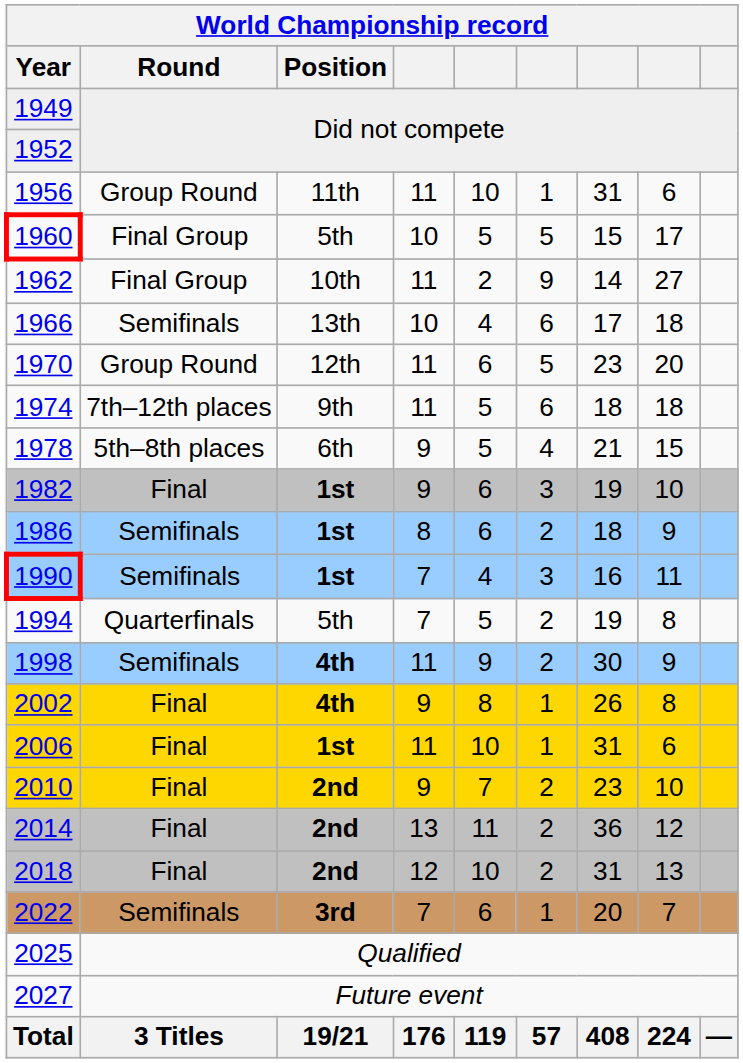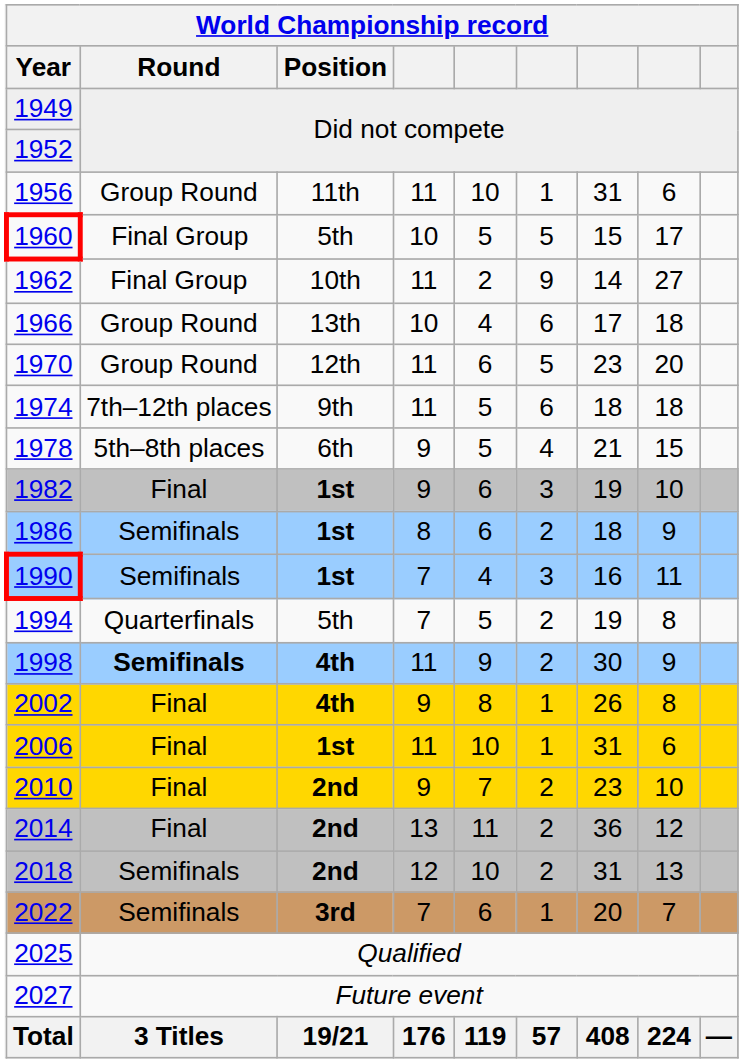(179, 323) Semifinals -> (179, 323) Group Round
(179, 662) normal -> (179, 662) bold
(179, 870) Final -> (179, 870) Semifinals
